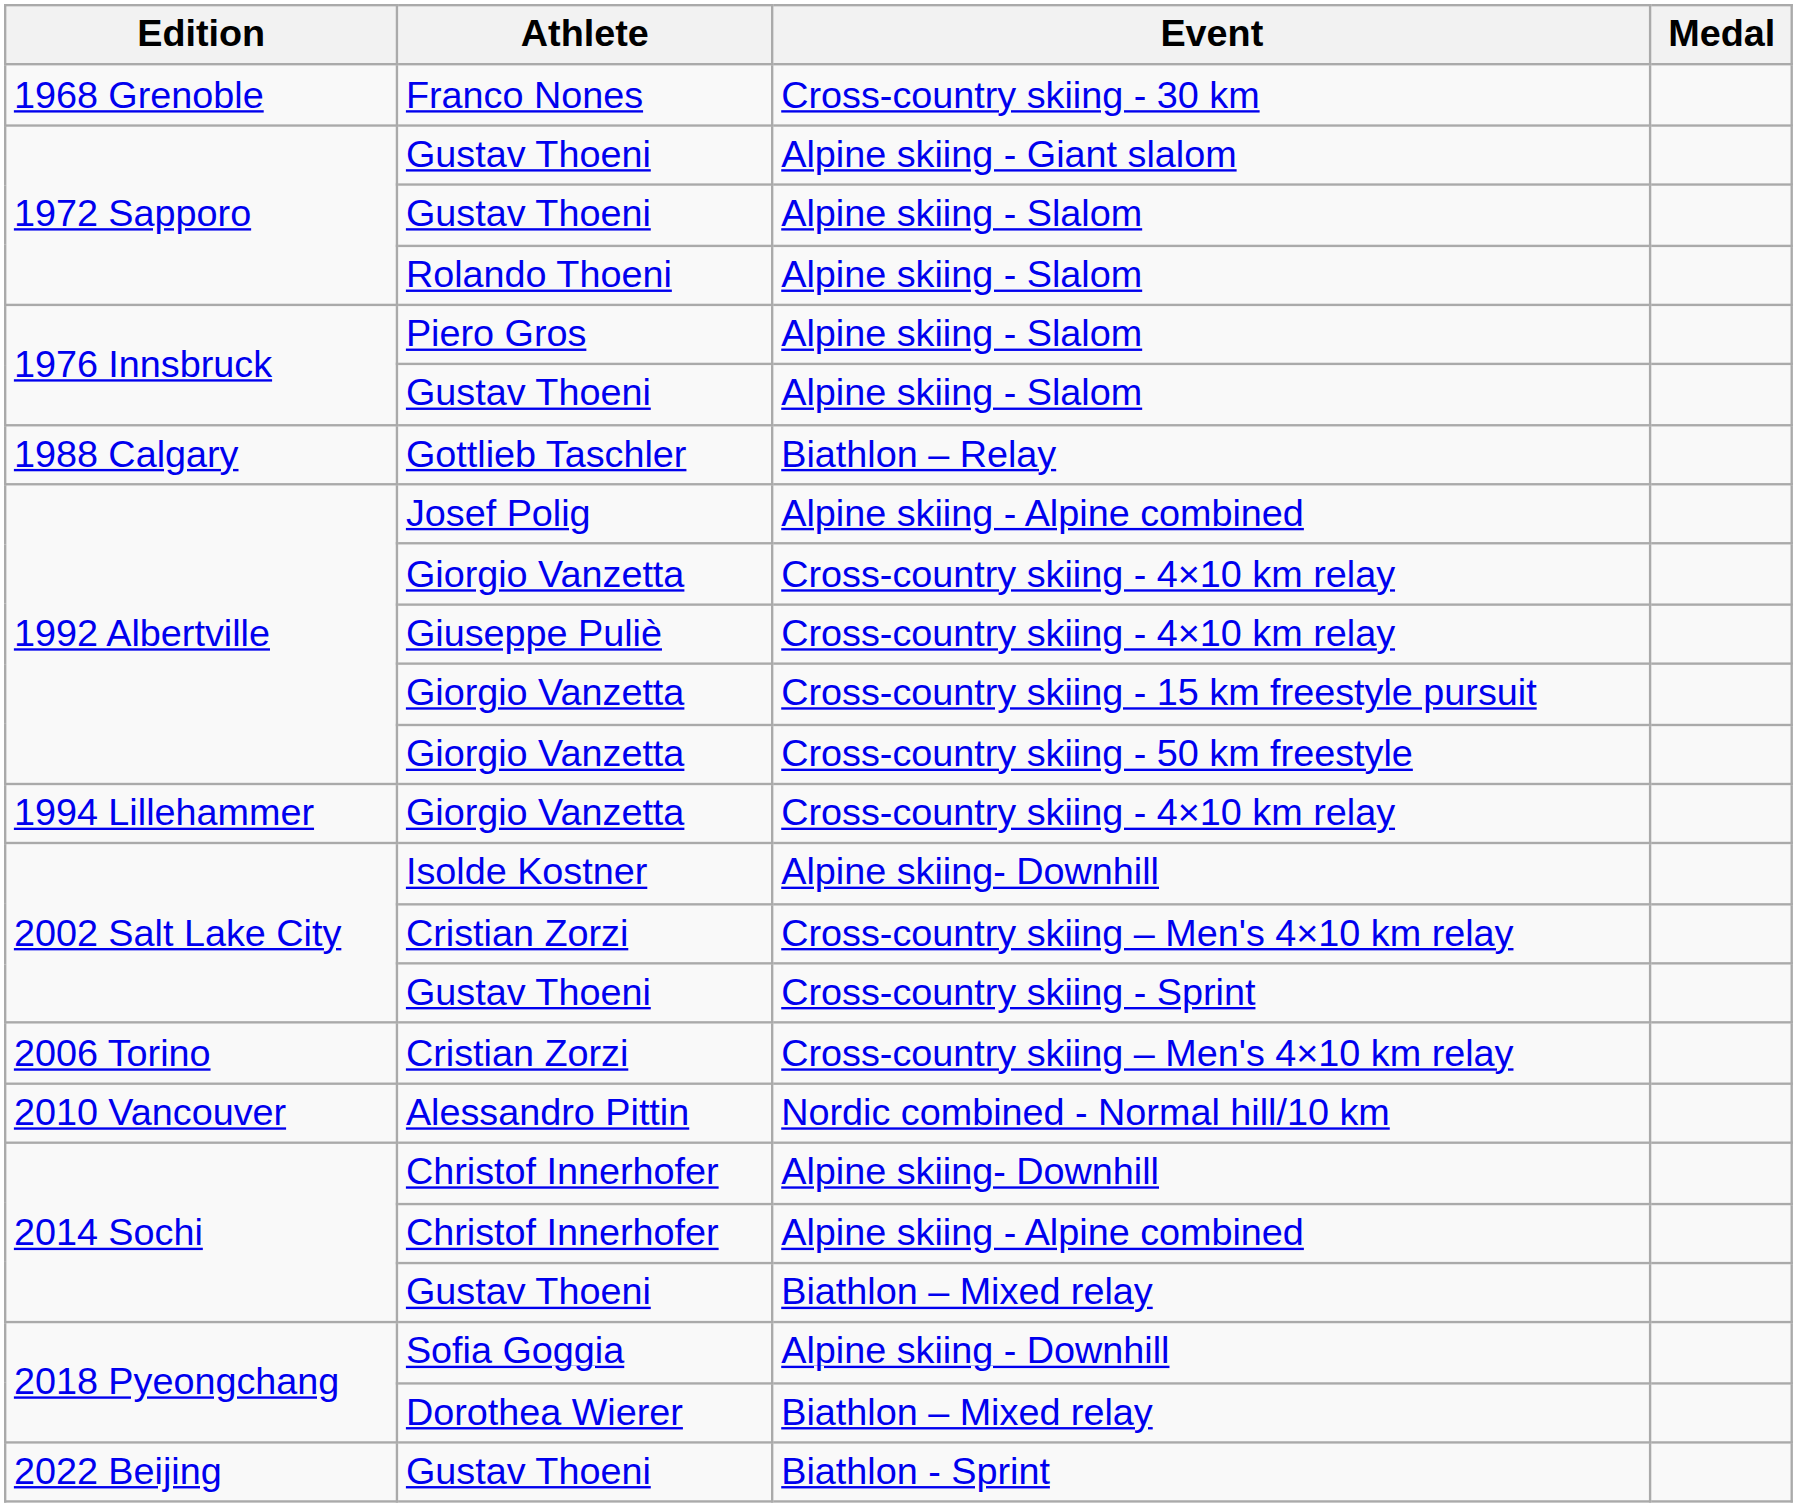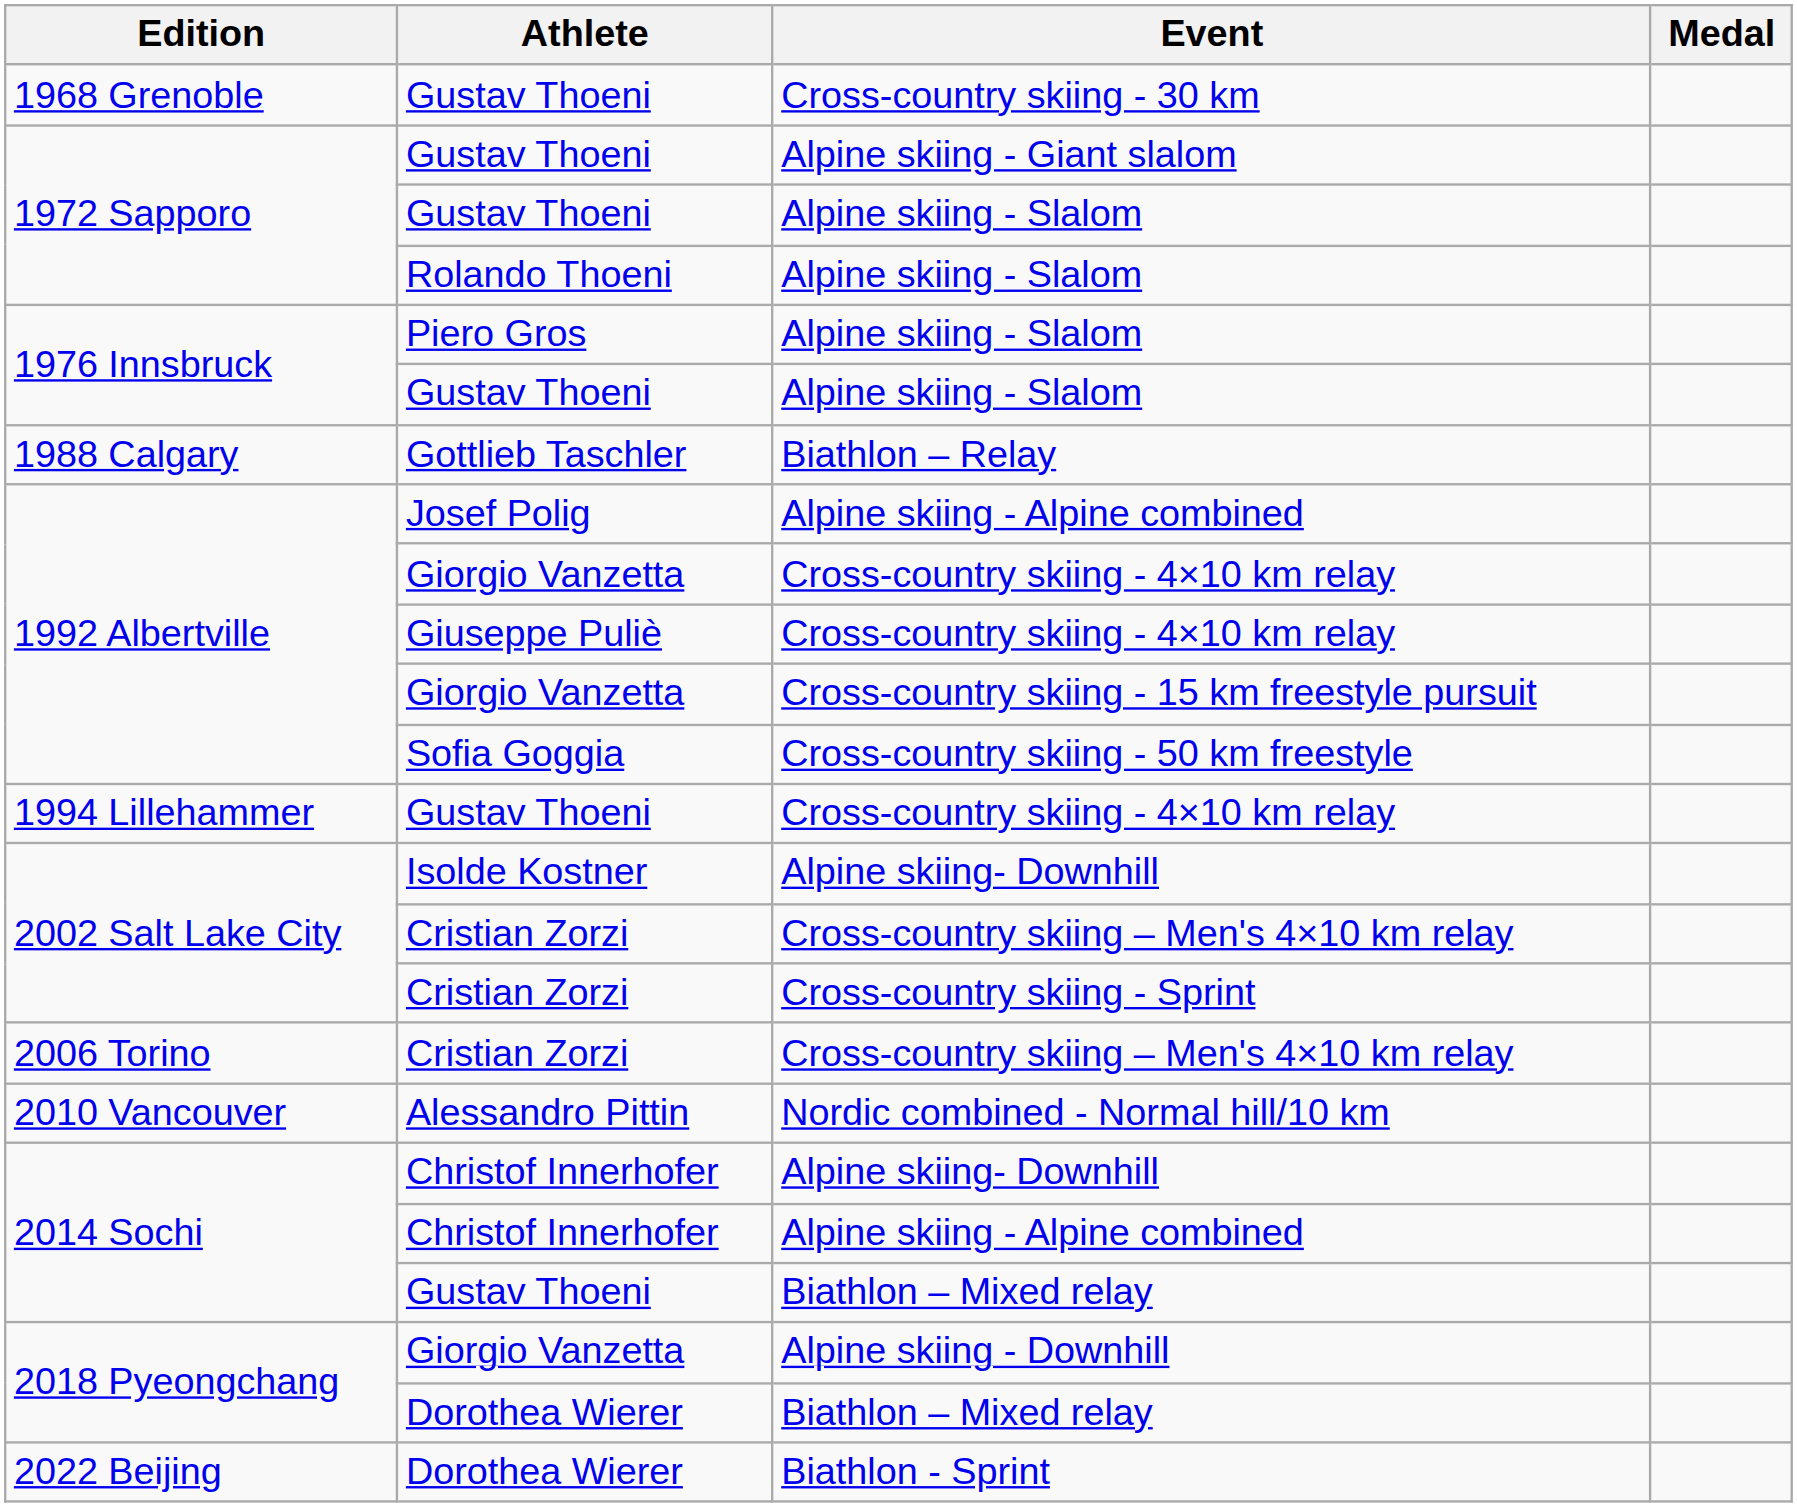(524, 94) Franco Nones -> (528, 94) Gustav Thoeni
(545, 753) Giorgio Vanzetta -> (515, 753) Sofia Goggia
(545, 812) Giorgio Vanzetta -> (528, 812) Gustav Thoeni
(528, 992) Gustav Thoeni -> (517, 992) Cristian Zorzi
(515, 1351) Sofia Goggia -> (545, 1351) Giorgio Vanzetta
(528, 1471) Gustav Thoeni -> (544, 1471) Dorothea Wierer
